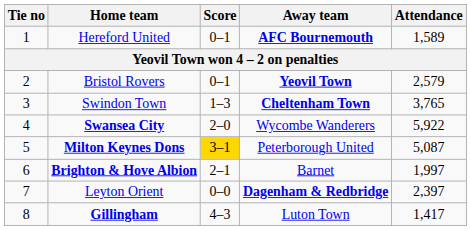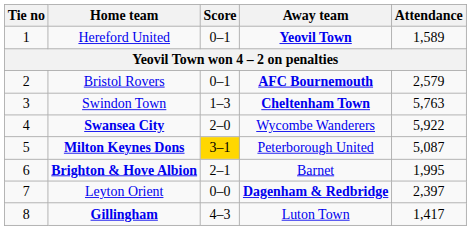(316, 37) AFC Bournemouth -> (316, 37) Yeovil Town
(316, 81) Yeovil Town -> (316, 81) AFC Bournemouth
(429, 103) 3,765 -> (429, 103) 5,763
(429, 170) 1,997 -> (429, 170) 1,995
